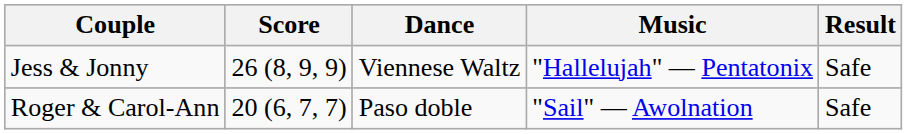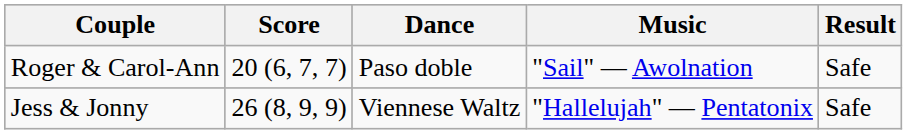rows swapped: (115, 107) <-> (80, 66)
